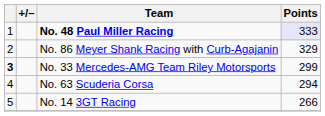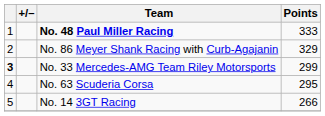(308, 31) lavender background -> (308, 31) no background
(308, 85) 294 -> (308, 85) 295
